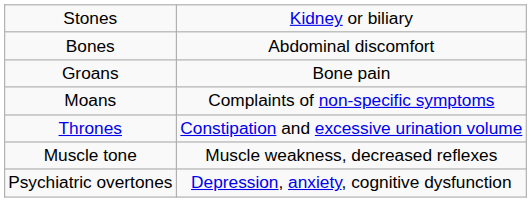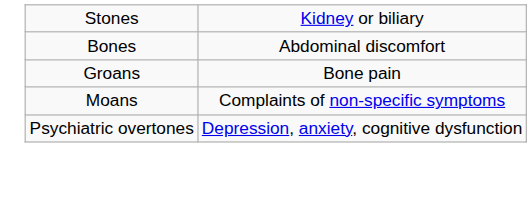- row: (90, 128)
- row: (90, 155)
